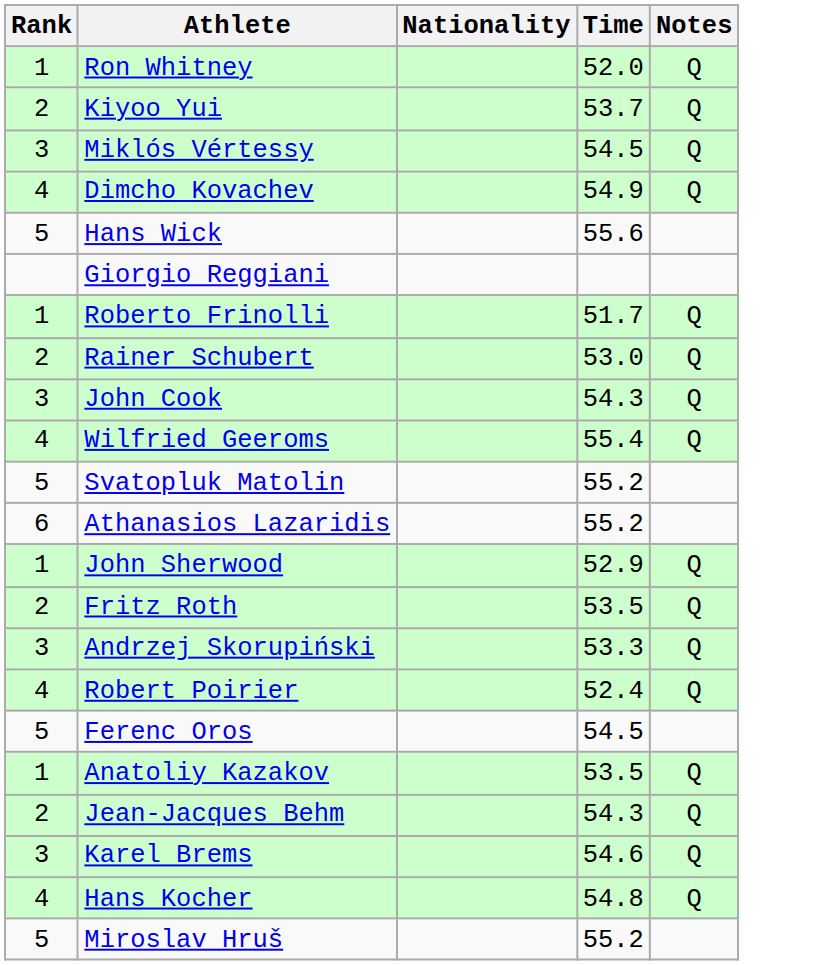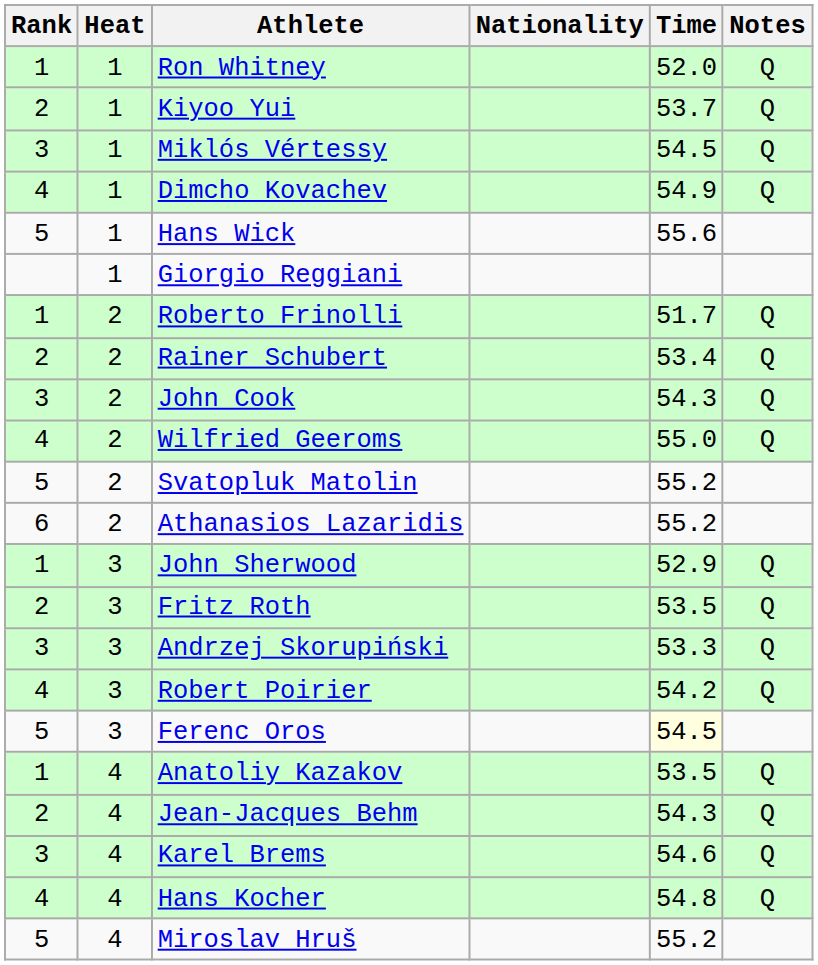+ column: (115, 26)
(613, 358) 53.0 -> (687, 358) 53.4
(613, 441) 55.4 -> (687, 441) 55.0
(613, 690) 52.4 -> (687, 690) 54.2
(613, 732) no background -> (687, 732) lightyellow background
